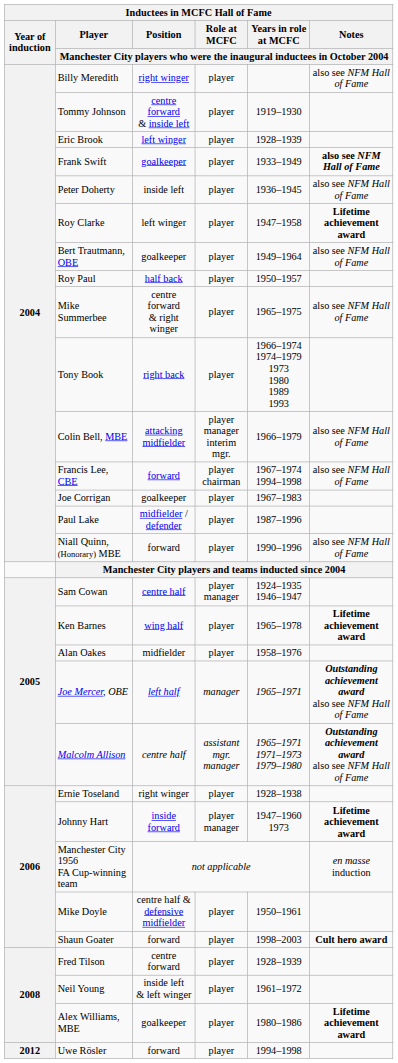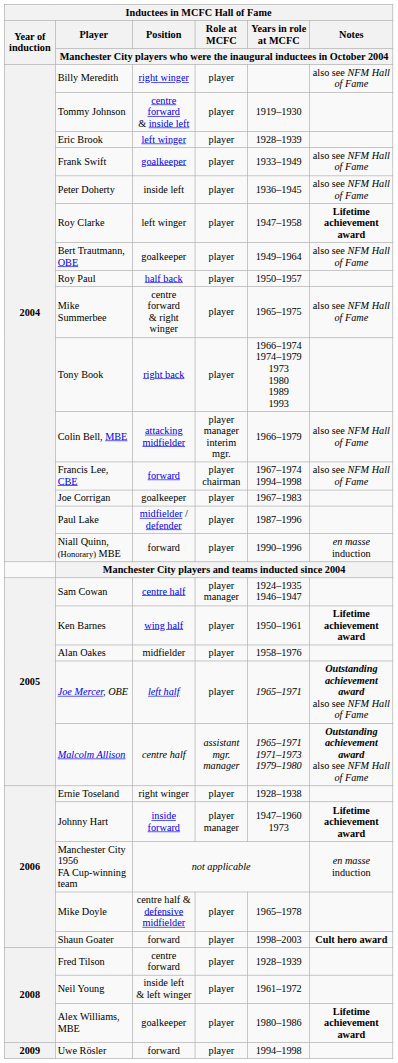(351, 161) bold -> (351, 161) normal
(351, 547) also see NFM Hall of Fame -> (351, 547) en masse induction
(279, 625) 1965–1978 -> (279, 625) 1950–1961
(221, 692) manager -> (221, 692) player
(279, 911) 1950–1961 -> (279, 911) 1965–1978
(30, 1050) 2012 -> (30, 1050) 2009
